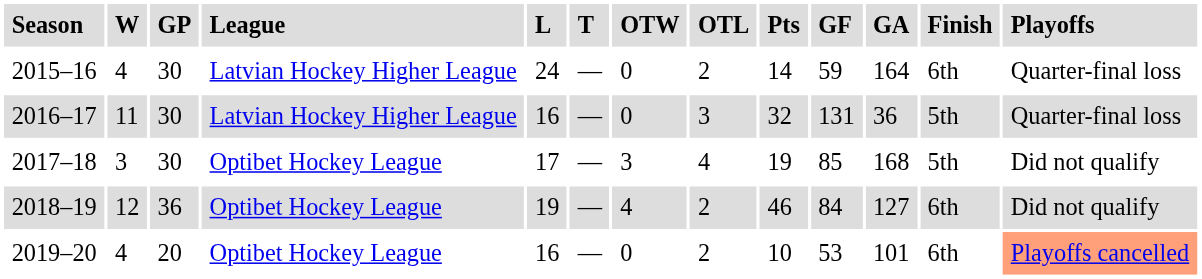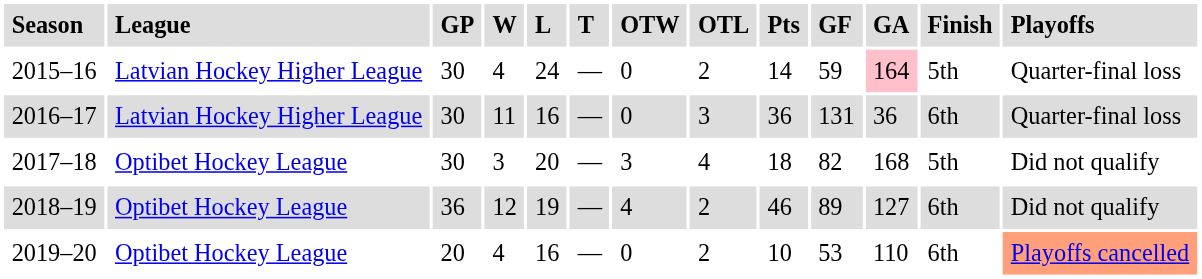columns swapped: (247, 25) <-> (127, 25)
(891, 70) no background -> (891, 70) pink background
(943, 70) 6th -> (943, 70) 5th
(780, 116) 32 -> (780, 116) 36
(943, 116) 5th -> (943, 116) 6th
(547, 161) 17 -> (547, 161) 20
(780, 161) 19 -> (780, 161) 18
(830, 161) 85 -> (830, 161) 82
(830, 207) 84 -> (830, 207) 89
(891, 253) 101 -> (891, 253) 110
